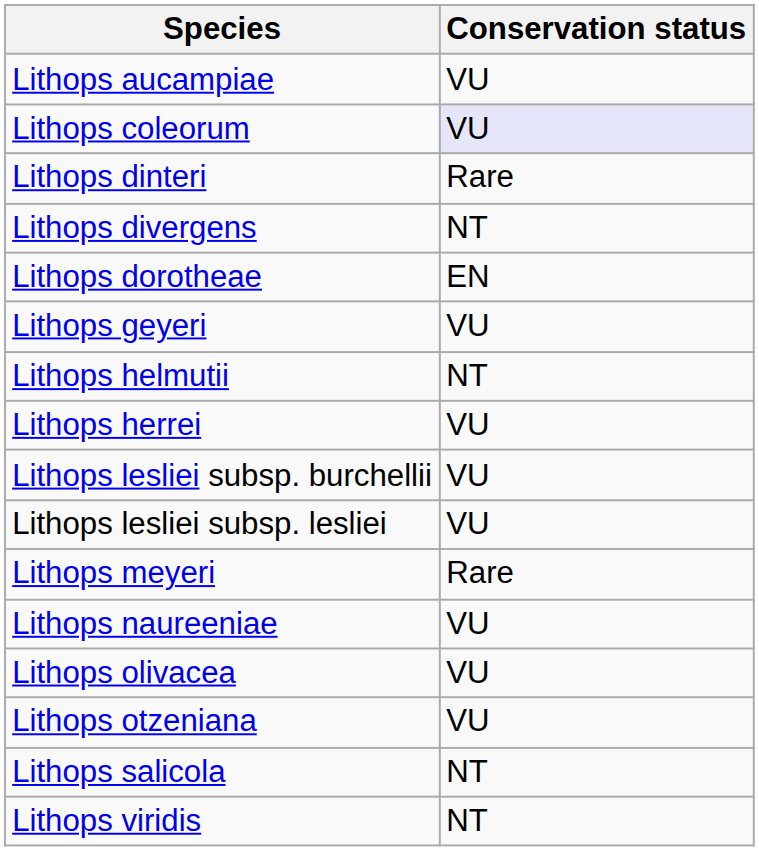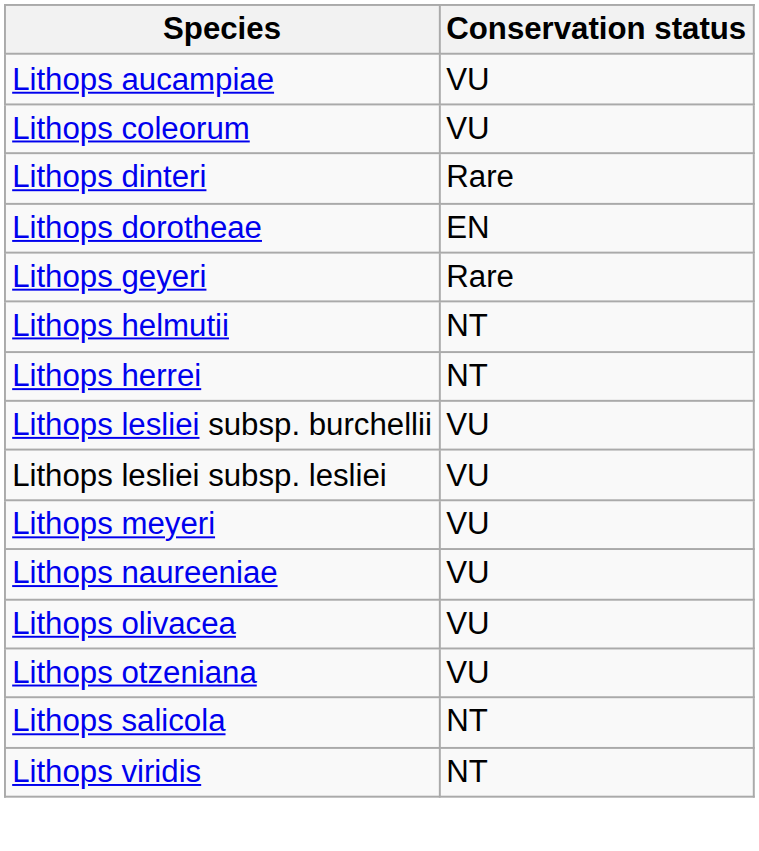(468, 128) lavender background -> (468, 128) no background
- row: (134, 227)
(468, 326) VU -> (480, 276) Rare
(468, 425) VU -> (467, 375) NT
(480, 573) Rare -> (468, 524) VU
